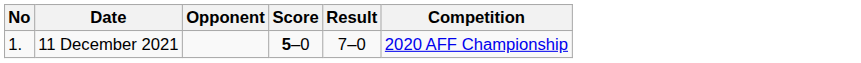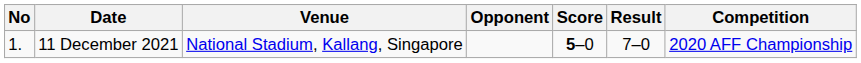+ column: (324, 17)
